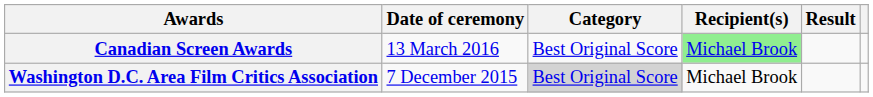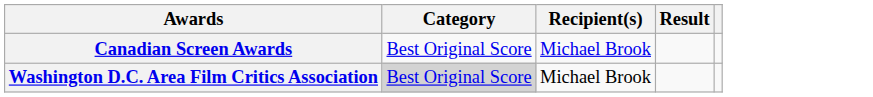- column: (455, 19)
(742, 48) lightgreen background -> (596, 48) no background
